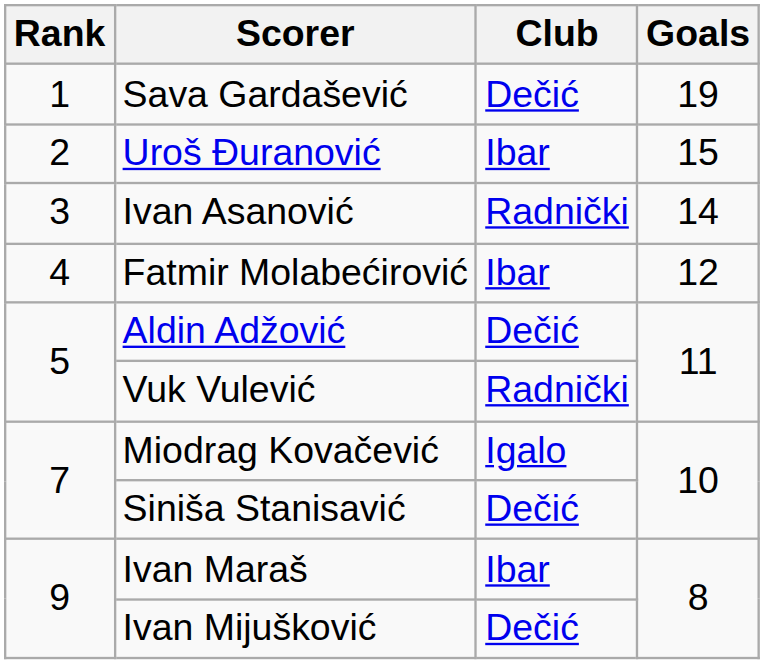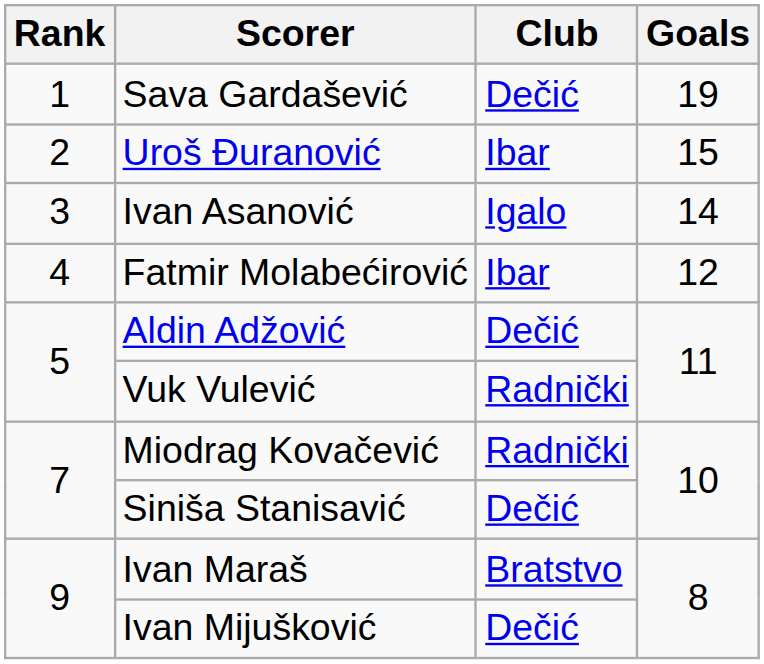(557, 212) Radnički -> (526, 212) Igalo
(526, 449) Igalo -> (557, 449) Radnički
(518, 568) Ibar -> (554, 568) Bratstvo
